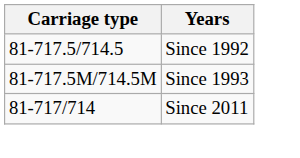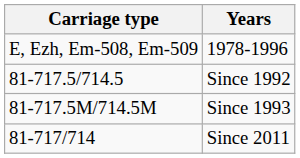+ row: (104, 49)
